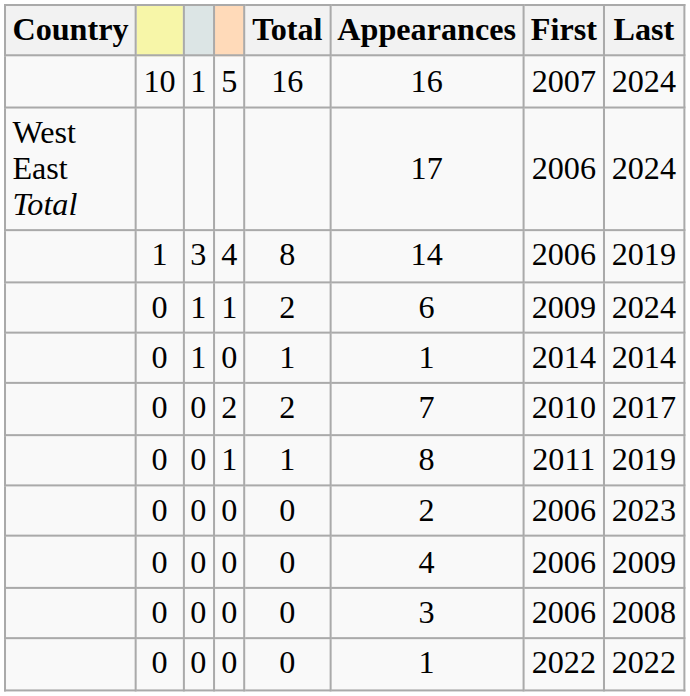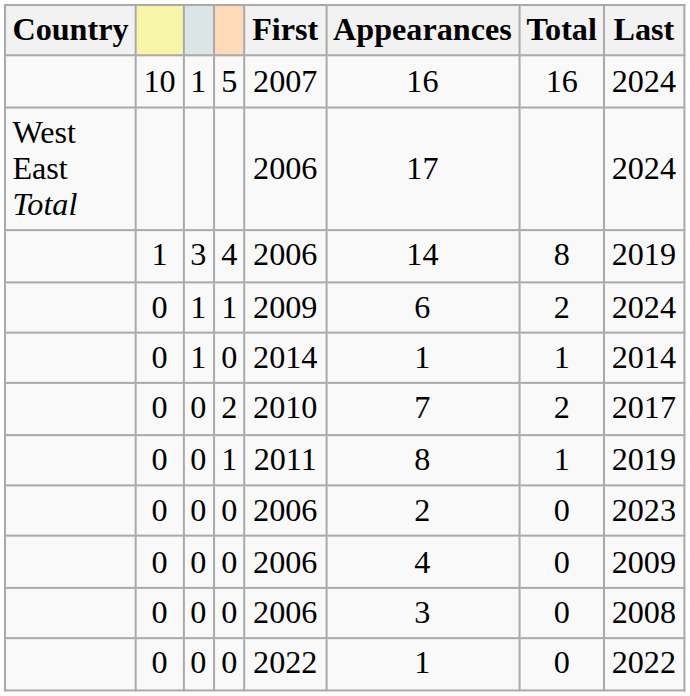columns swapped: (287, 30) <-> (564, 30)
